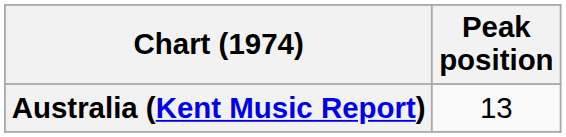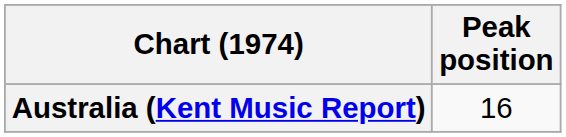(496, 107) 13 -> (496, 107) 16
